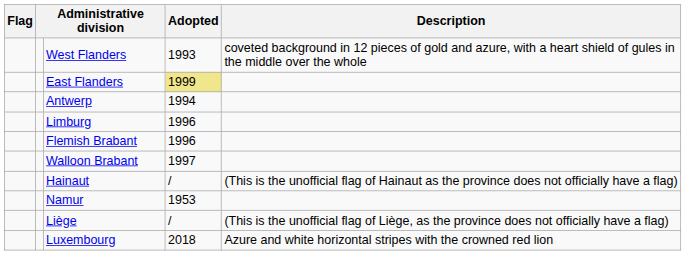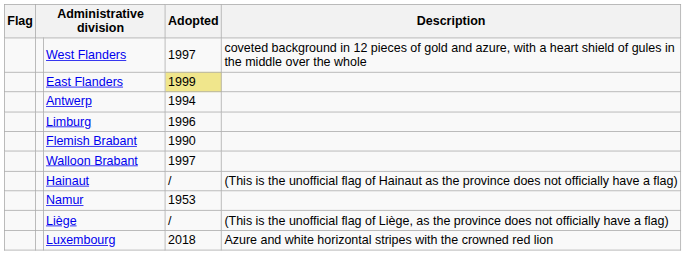(182, 55) 1993 -> (182, 55) 1997
(182, 141) 1996 -> (182, 141) 1990
